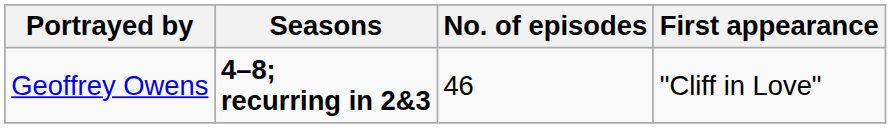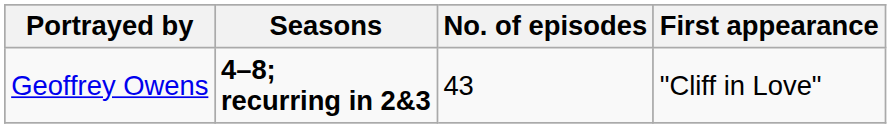(459, 84) 46 -> (459, 84) 43
